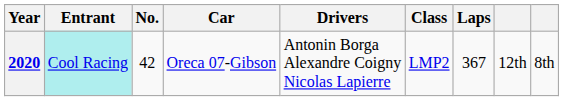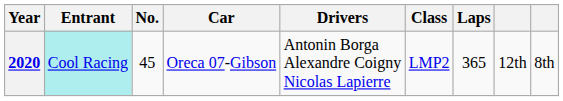(147, 63) 42 -> (147, 63) 45
(474, 63) 367 -> (474, 63) 365
